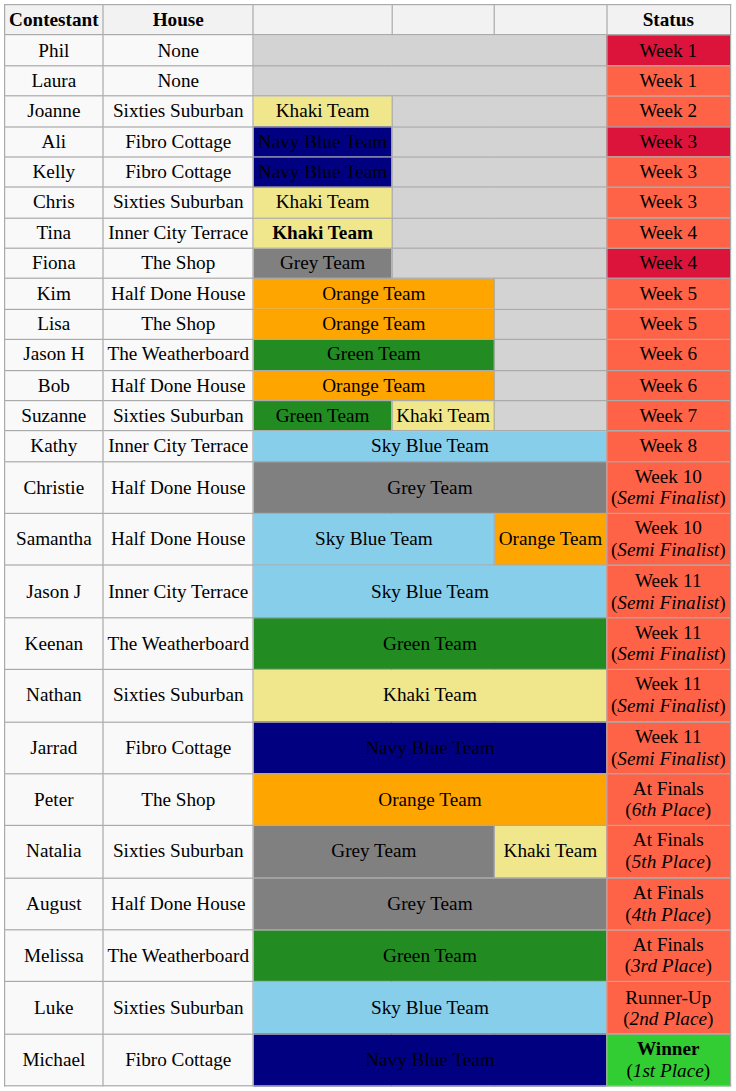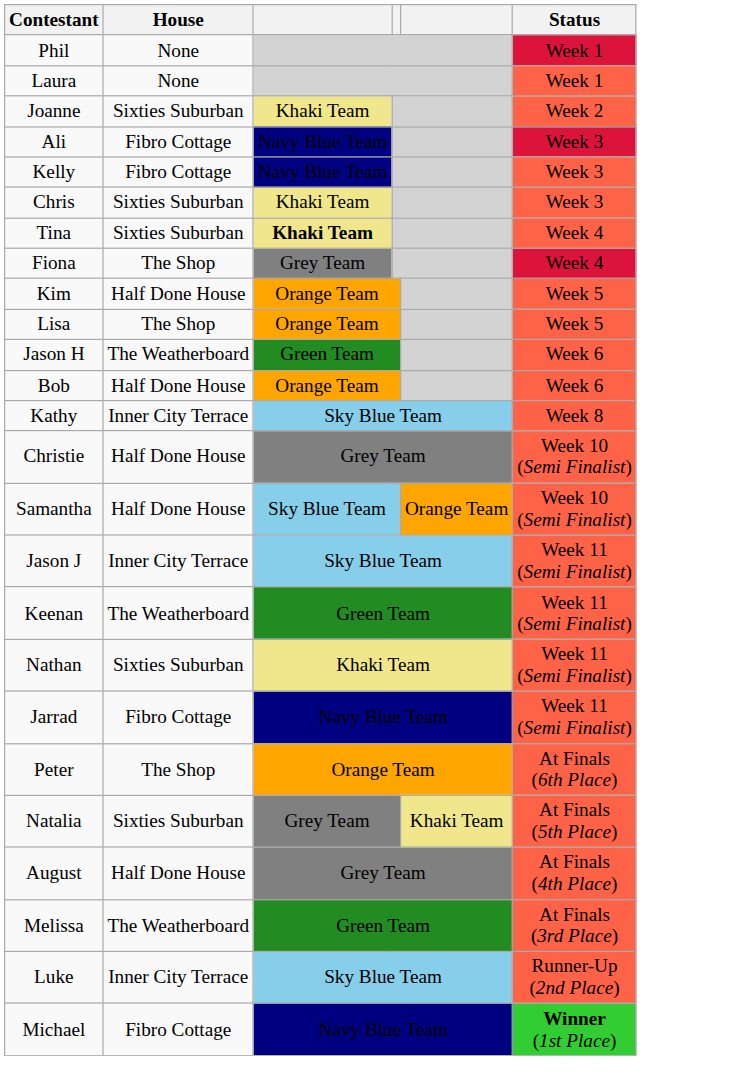(178, 232) Inner City Terrace -> (178, 232) Sixties Suburban
- row: (54, 415)
(178, 1007) Sixties Suburban -> (178, 977) Inner City Terrace
